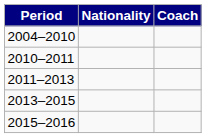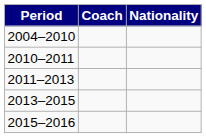columns swapped: (178, 15) <-> (116, 15)
